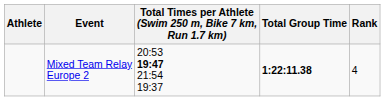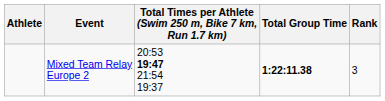(355, 70) 4 -> (355, 70) 3
